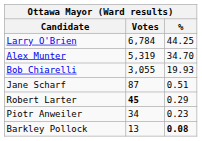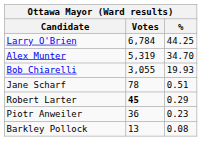(133, 85) 87 -> (133, 85) 78
(133, 114) 34 -> (133, 114) 36
(178, 129) bold -> (178, 129) normal
